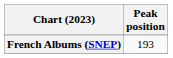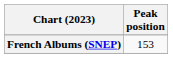(146, 44) 193 -> (146, 44) 153
